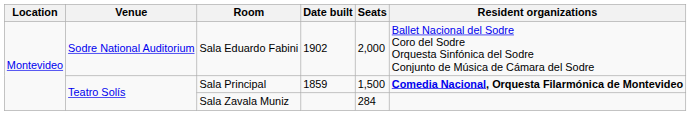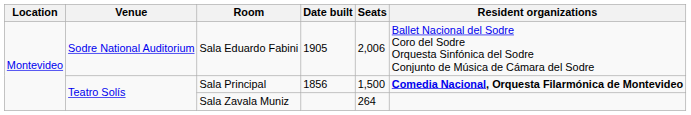(315, 48) 1902 -> (315, 48) 1905
(371, 48) 2,000 -> (371, 48) 2,006
(315, 84) 1859 -> (315, 84) 1856
(367, 101) 284 -> (367, 101) 264
